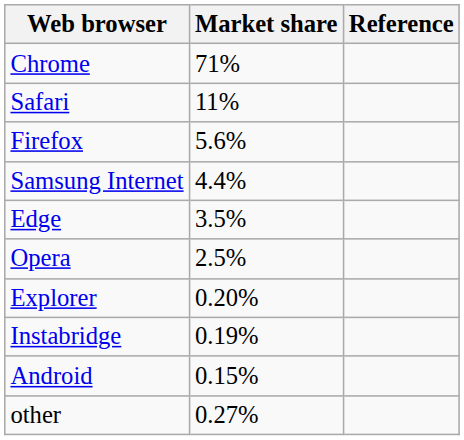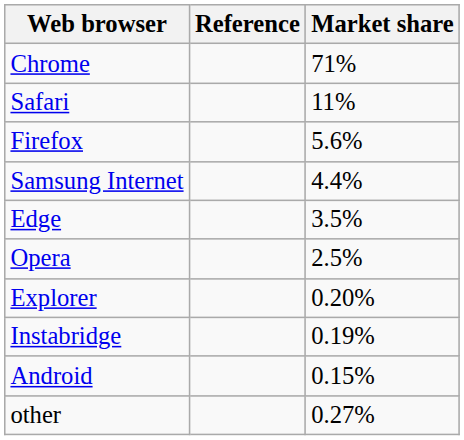columns swapped: (266, 24) <-> (401, 24)
